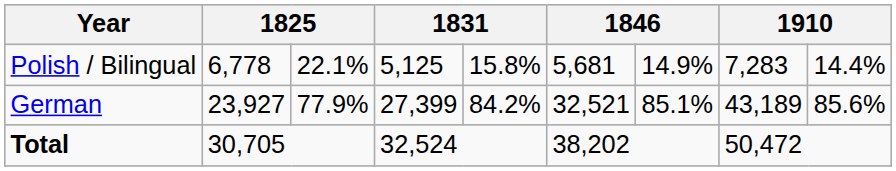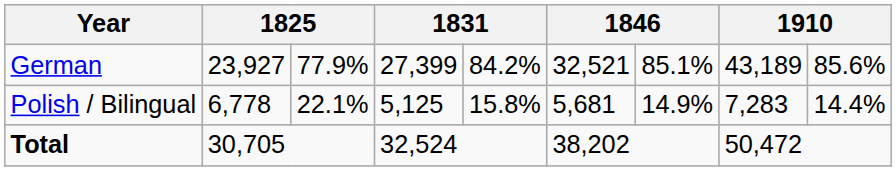rows swapped: (56, 104) <-> (103, 64)
